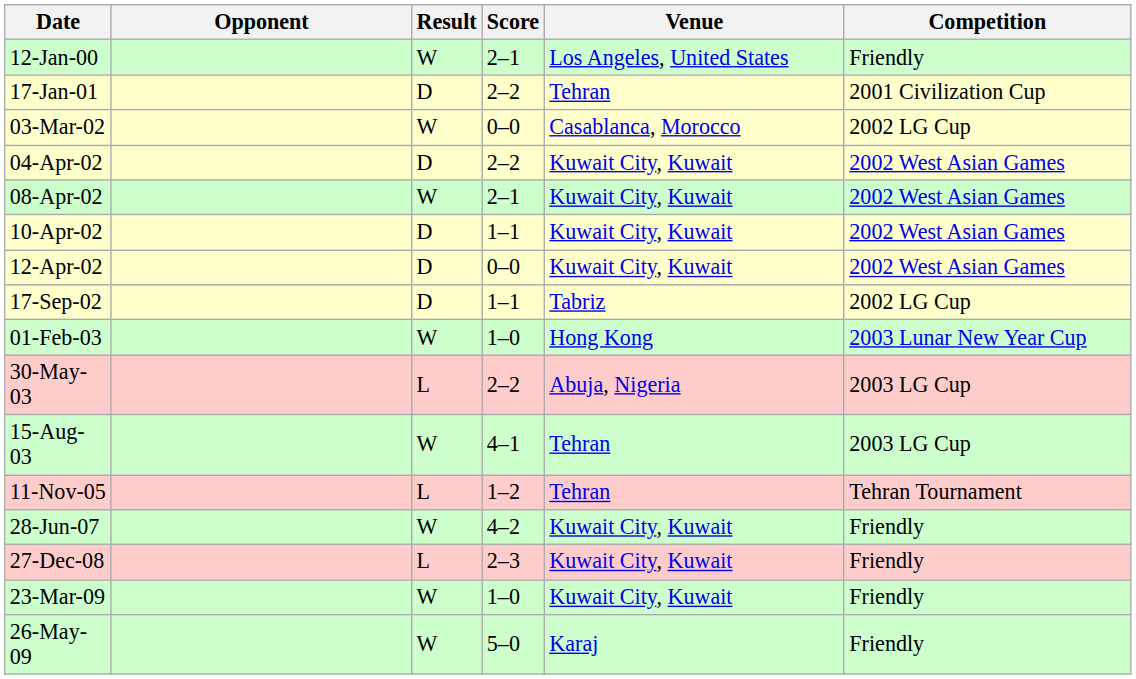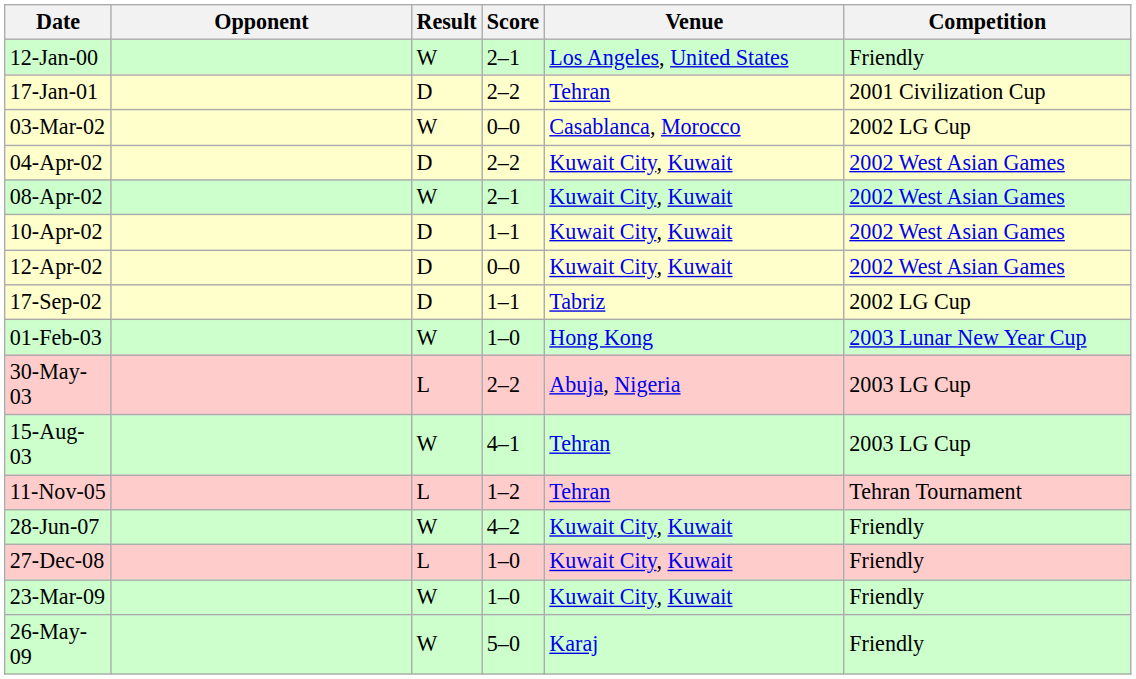(503, 561) 2–3 -> (503, 561) 1–0
